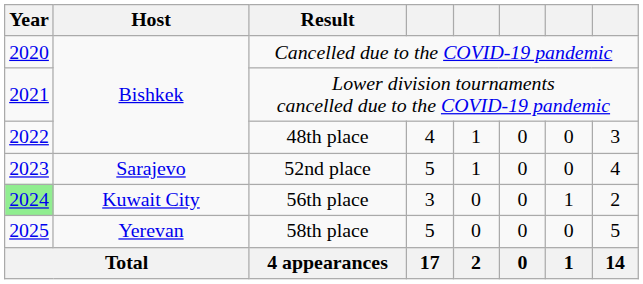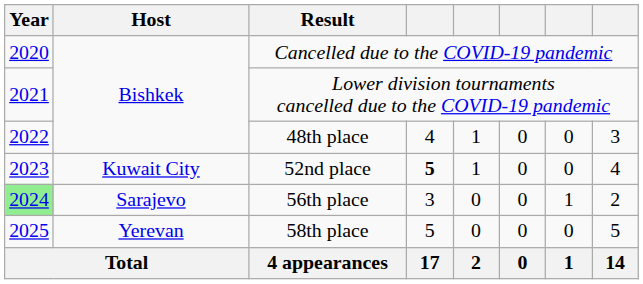(151, 168) Sarajevo -> (151, 168) Kuwait City
(430, 168) normal -> (430, 168) bold
(151, 199) Kuwait City -> (151, 199) Sarajevo
